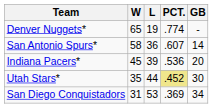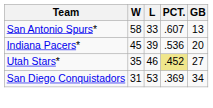- row: (46, 29)
(152, 45) 36 -> (152, 29) 33
(198, 45) 14 -> (198, 29) 13
(152, 78) 44 -> (152, 62) 46
(198, 78) 30 -> (198, 62) 27
